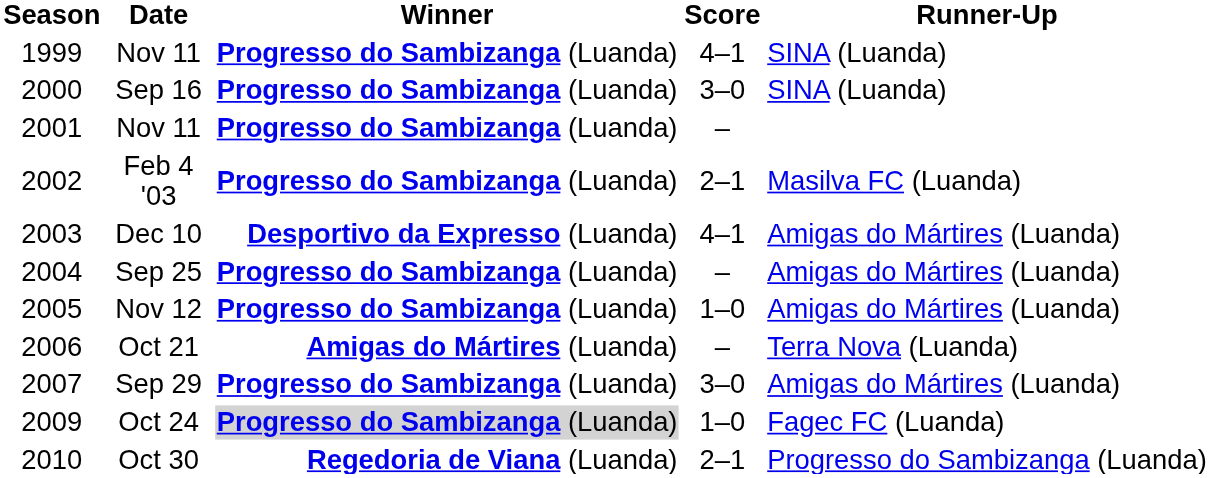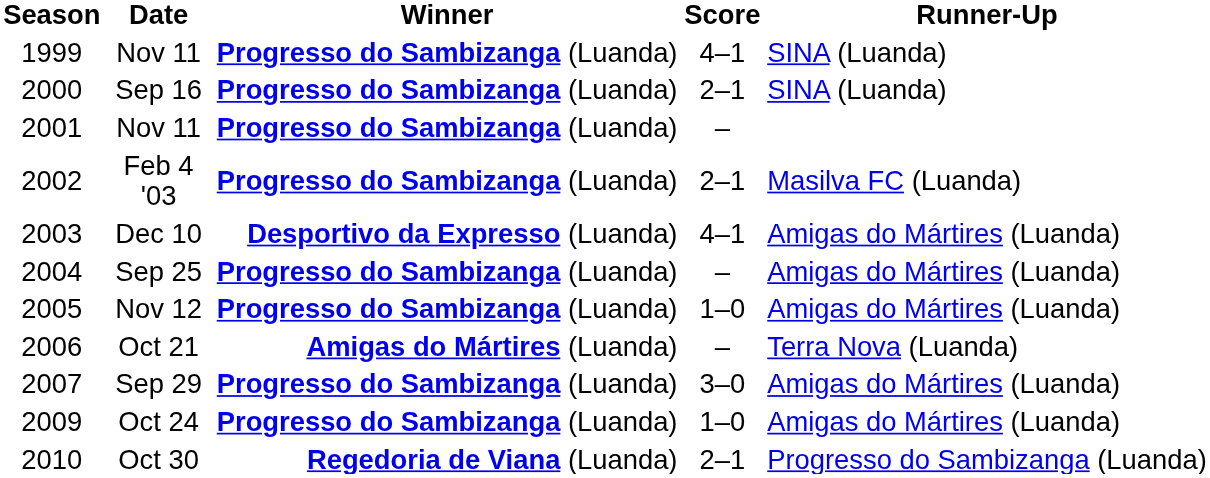(722, 90) 3–0 -> (722, 90) 2–1
(447, 422) lightgrey background -> (447, 422) no background
(886, 422) Fagec FC (Luanda) -> (944, 422) Amigas do Mártires (Luanda)
